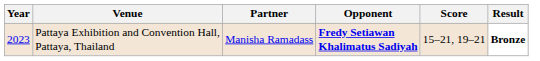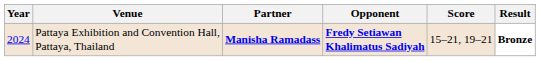(18, 39) 2023 -> (18, 39) 2024
(269, 39) normal -> (273, 39) bold
